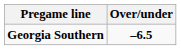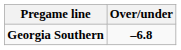(141, 34) –6.5 -> (141, 34) –6.8
